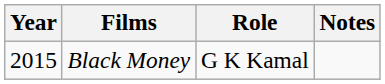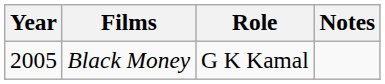(33, 60) 2015 -> (33, 60) 2005
